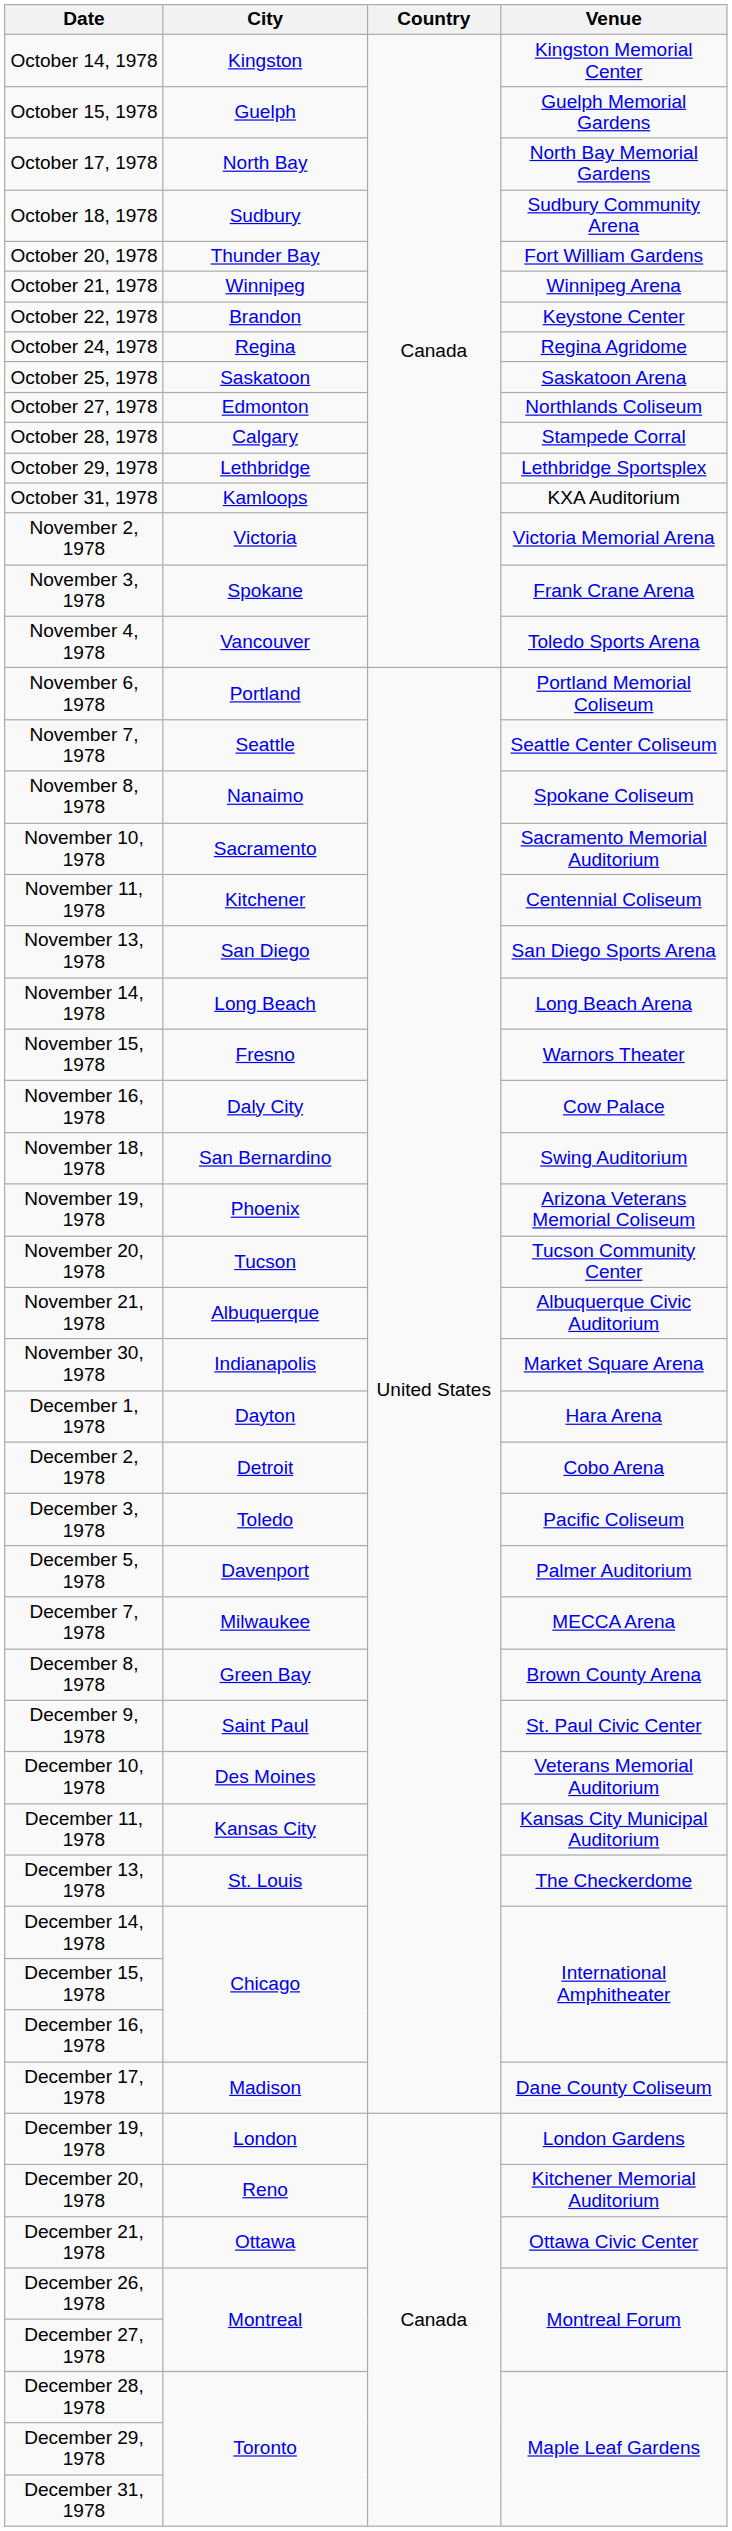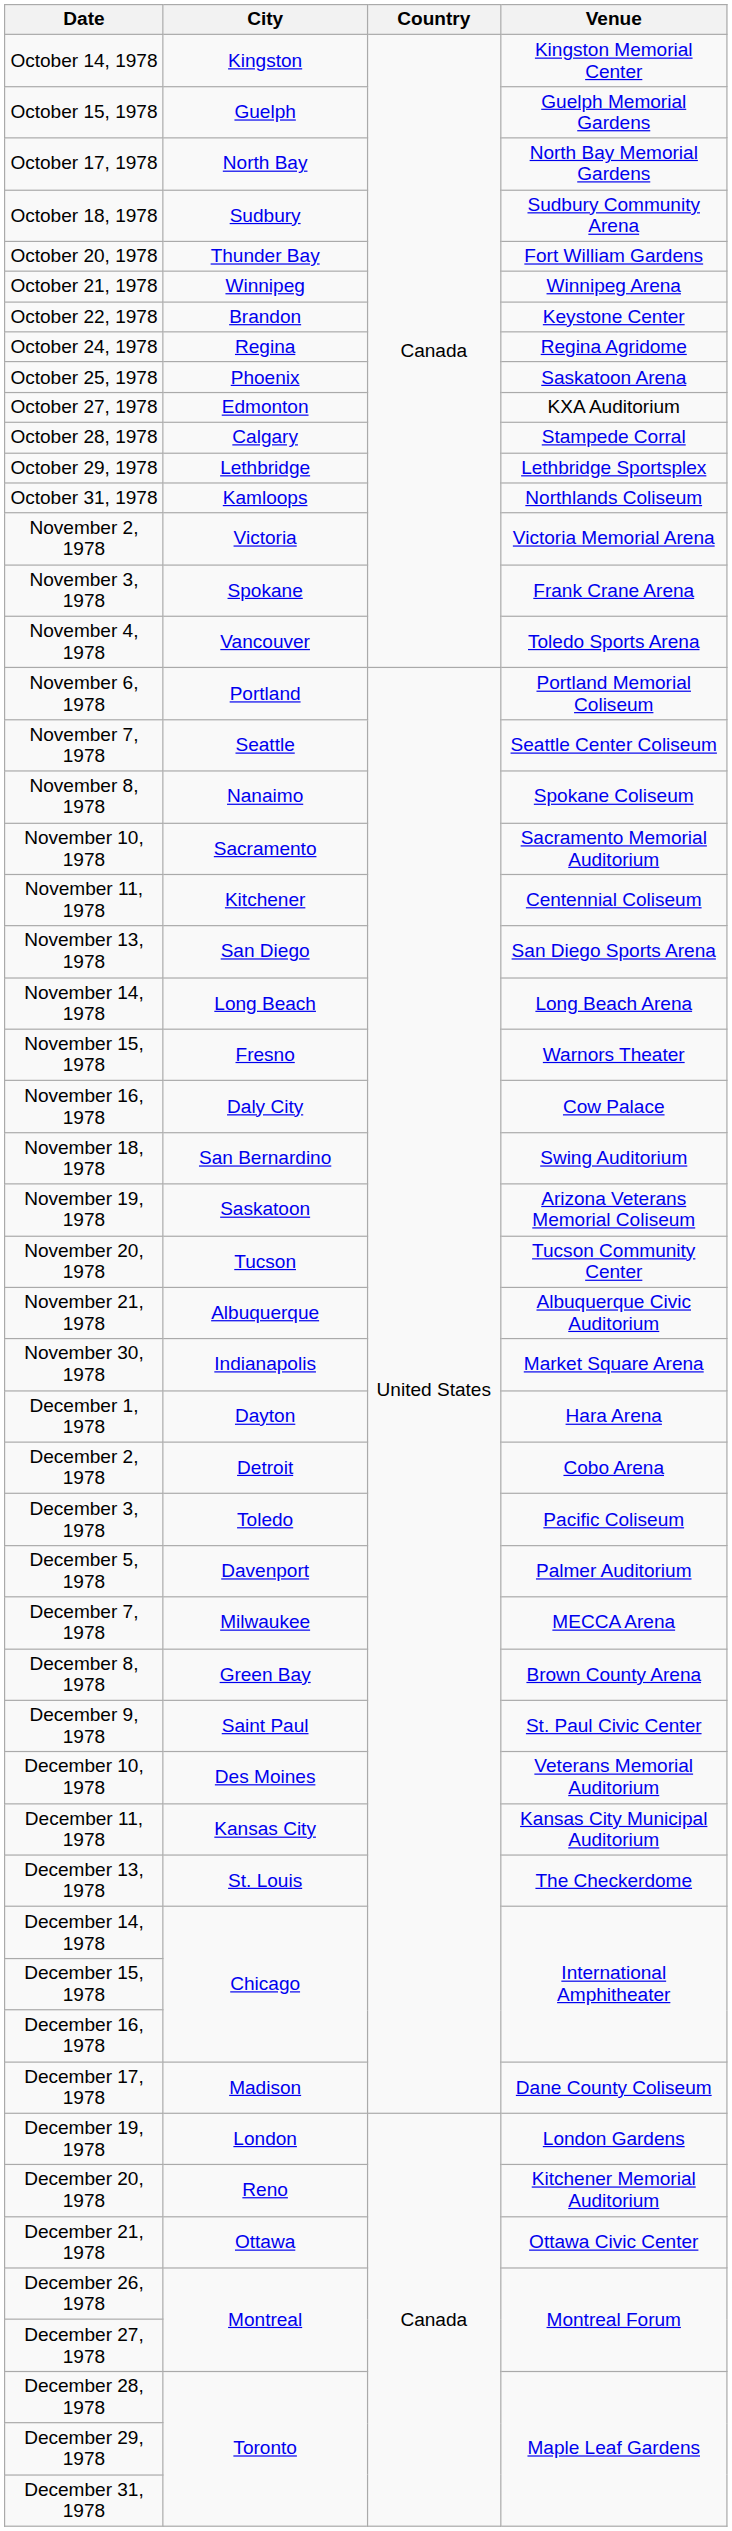(265, 377) Saskatoon -> (265, 377) Phoenix
(614, 407) Northlands Coliseum -> (614, 407) KXA Auditorium
(614, 497) KXA Auditorium -> (614, 497) Northlands Coliseum
(265, 1209) Phoenix -> (265, 1209) Saskatoon
